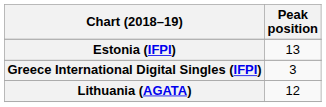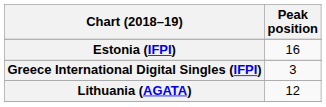(293, 49) 13 -> (293, 49) 16
